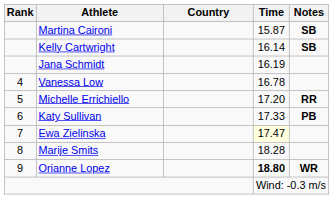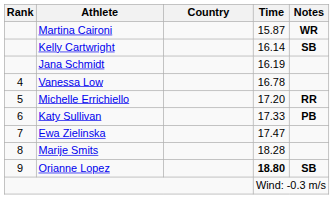(309, 30) SB -> (309, 30) WR
(271, 133) lightyellow background -> (271, 133) no background
(309, 168) WR -> (309, 168) SB
